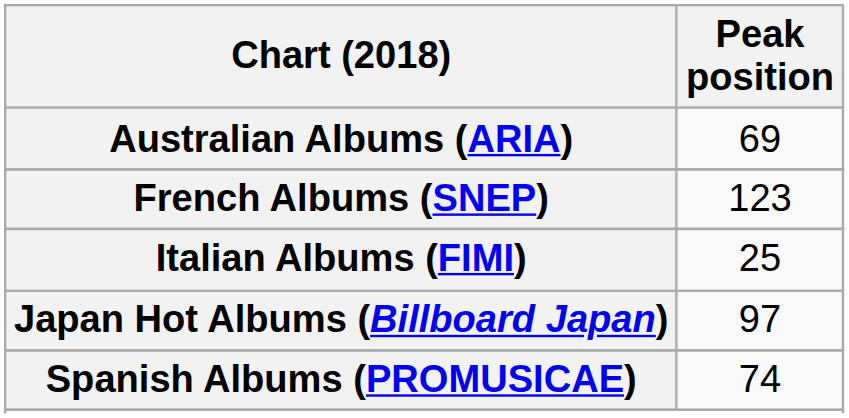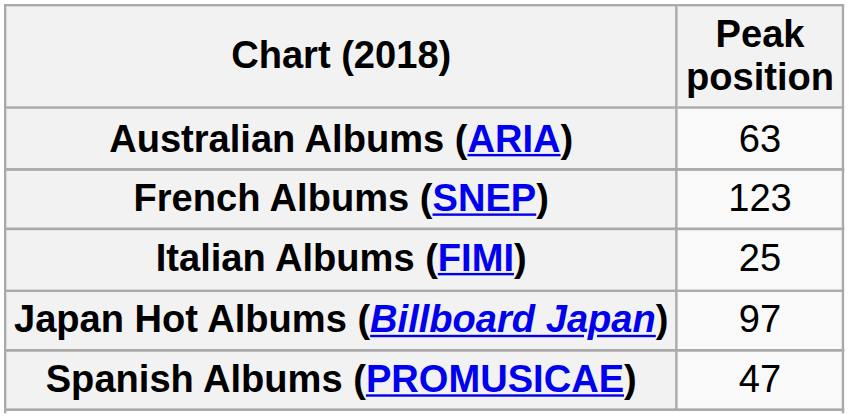(760, 137) 69 -> (760, 137) 63
(760, 379) 74 -> (760, 379) 47
